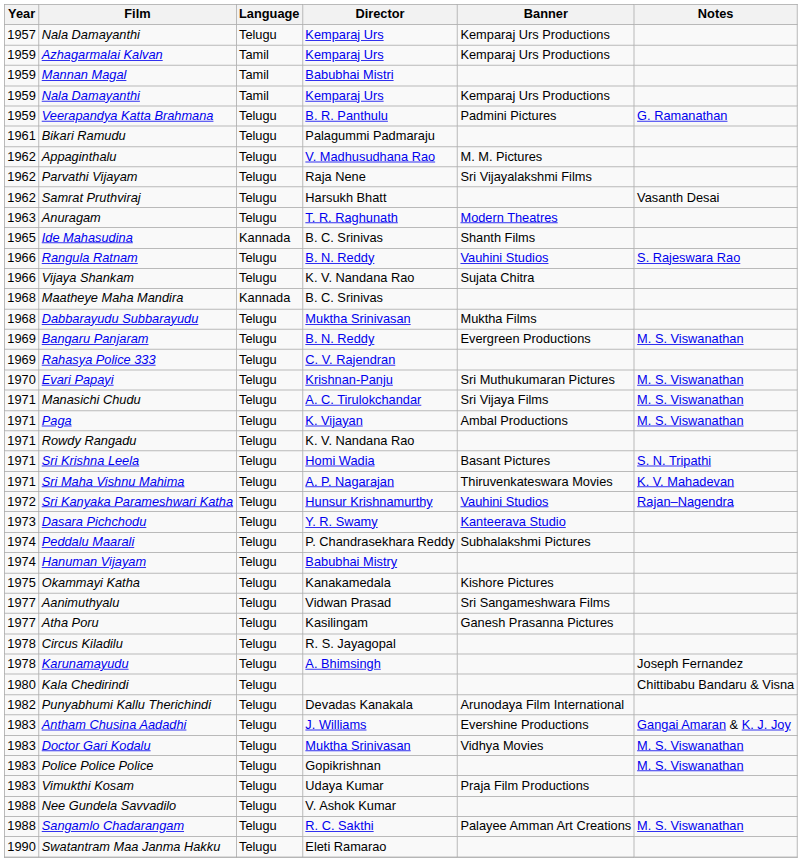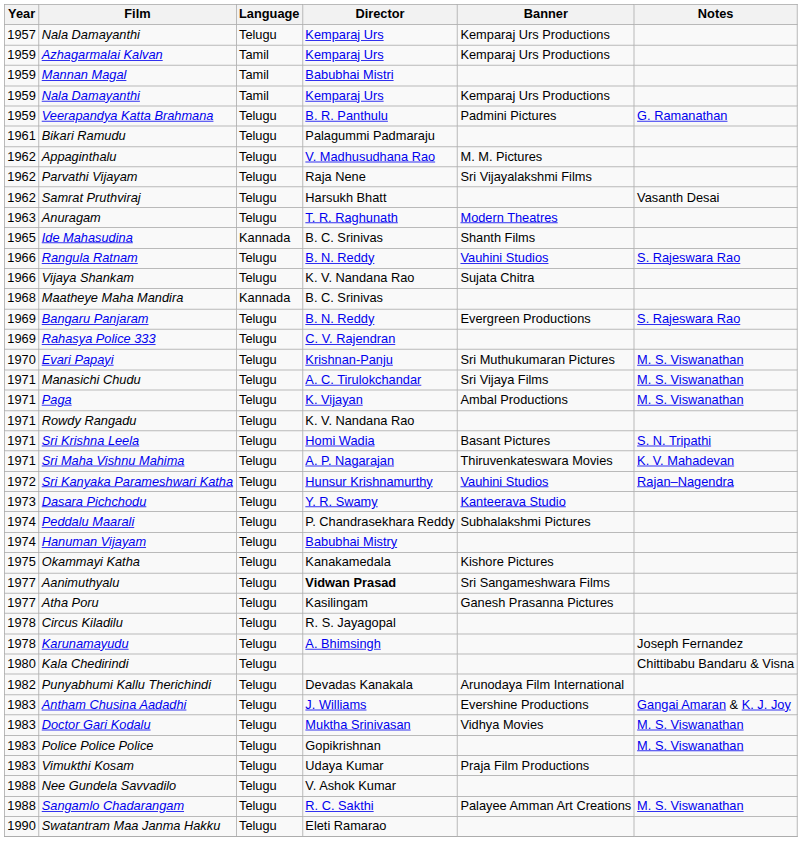- row: (22, 319)
(690, 339) M. S. Viswanathan -> (689, 319) S. Rajeswara Rao
(348, 603) normal -> (351, 583) bold
